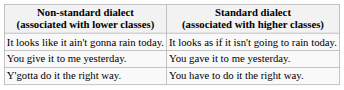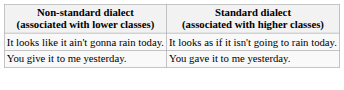- row: (64, 76)
